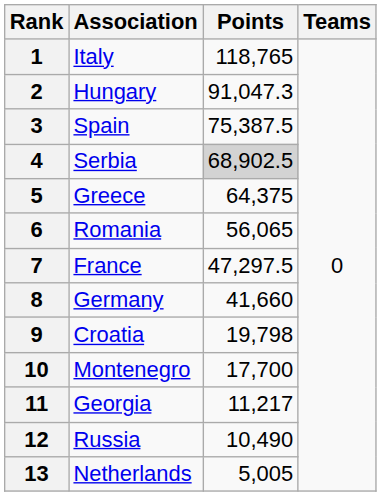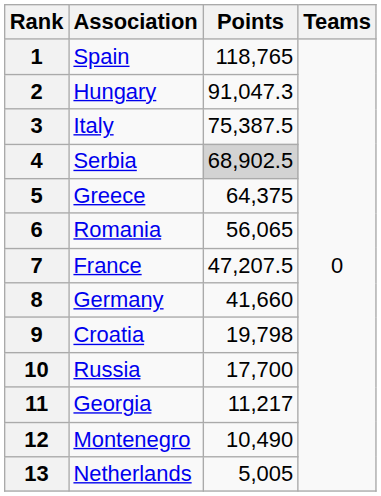(94, 56) Italy -> (101, 56) Spain
(101, 126) Spain -> (94, 126) Italy
(250, 265) 47,297.5 -> (250, 265) 47,207.5
(132, 369) Montenegro -> (107, 369) Russia
(107, 439) Russia -> (132, 439) Montenegro
